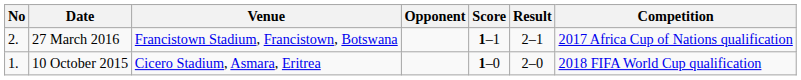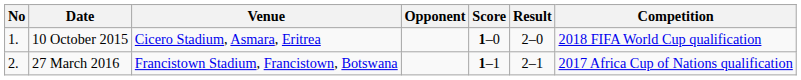rows swapped: (80, 62) <-> (76, 39)
